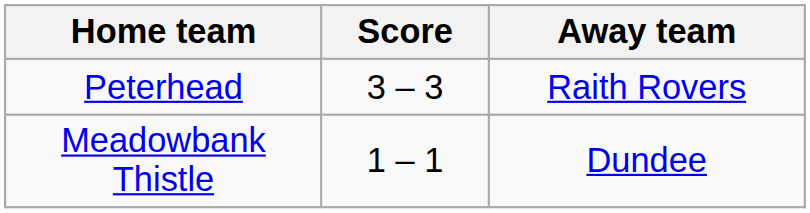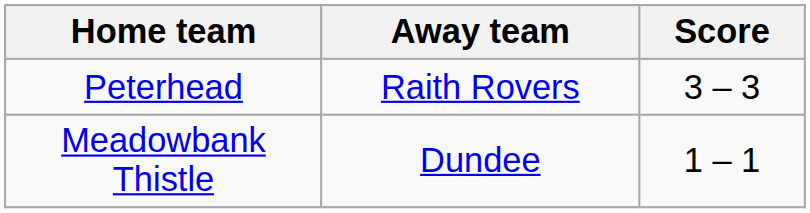columns swapped: (405, 31) <-> (647, 31)
